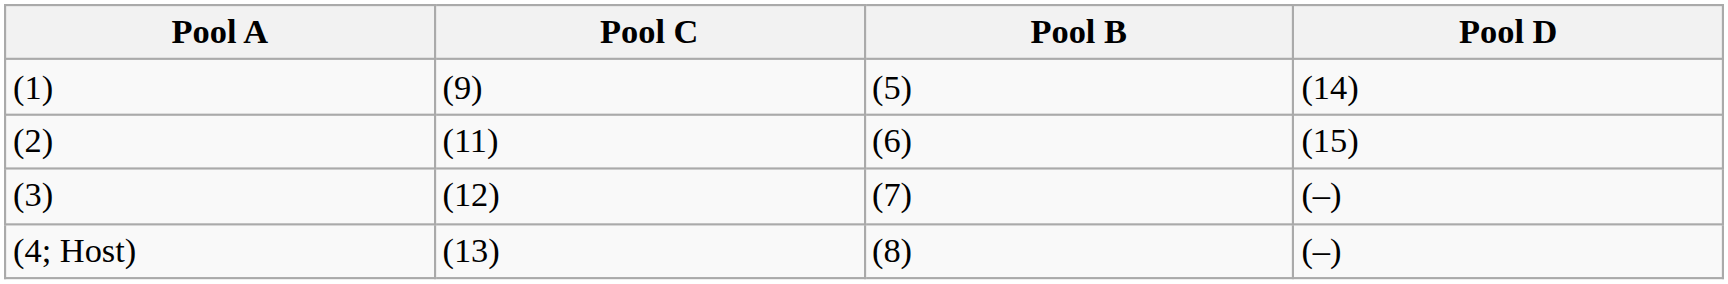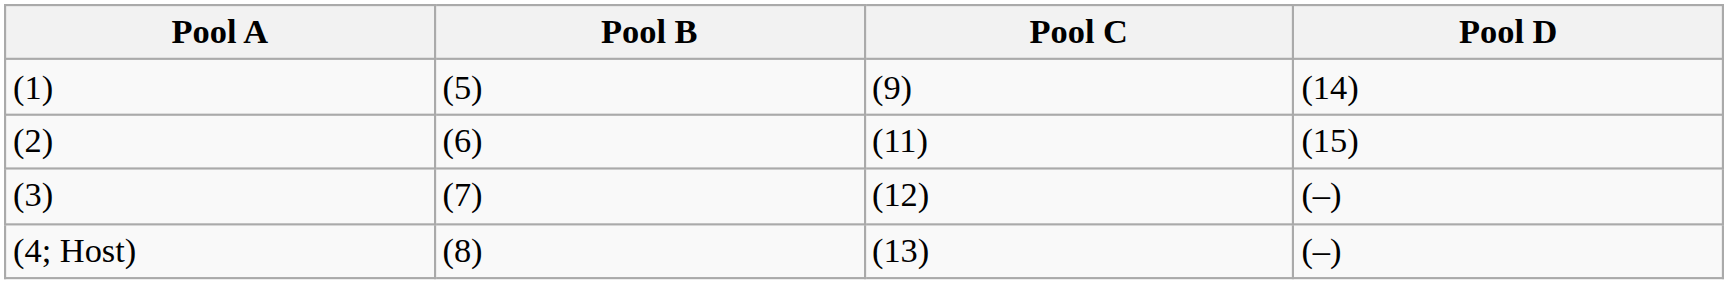columns swapped: (1079, 31) <-> (649, 31)
